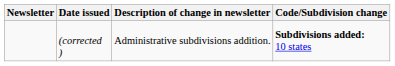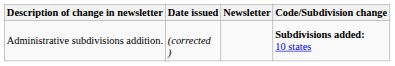columns swapped: (30, 12) <-> (192, 12)
